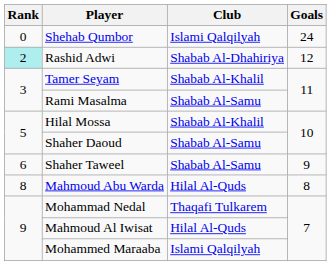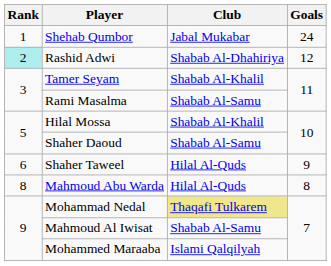(23, 36) 0 -> (23, 36) 1
(215, 36) Islami Qalqilyah -> (210, 36) Jabal Mukabar
(216, 164) Shabab Al-Samu -> (208, 164) Hilal Al-Quds
(219, 206) no background -> (219, 206) khaki background
(208, 228) Hilal Al-Quds -> (216, 228) Shabab Al-Samu
